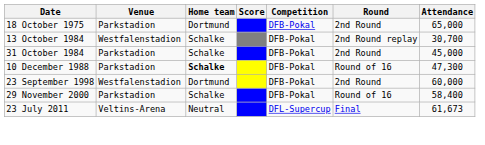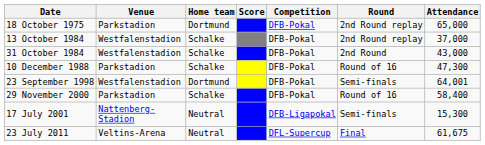(358, 25) 2nd Round -> (381, 25) 2nd Round replay
(447, 39) 30,700 -> (452, 39) 37,000
(127, 53) Parkstadion -> (140, 53) Westfalenstadion
(447, 53) 45,000 -> (452, 53) 43,000
(206, 67) bold -> (206, 67) normal
(358, 81) 2nd Round -> (368, 81) Semi-finals
(447, 81) 60,000 -> (452, 81) 64,001
+ row: (37, 114)
(447, 109) 61,673 -> (452, 133) 61,675
